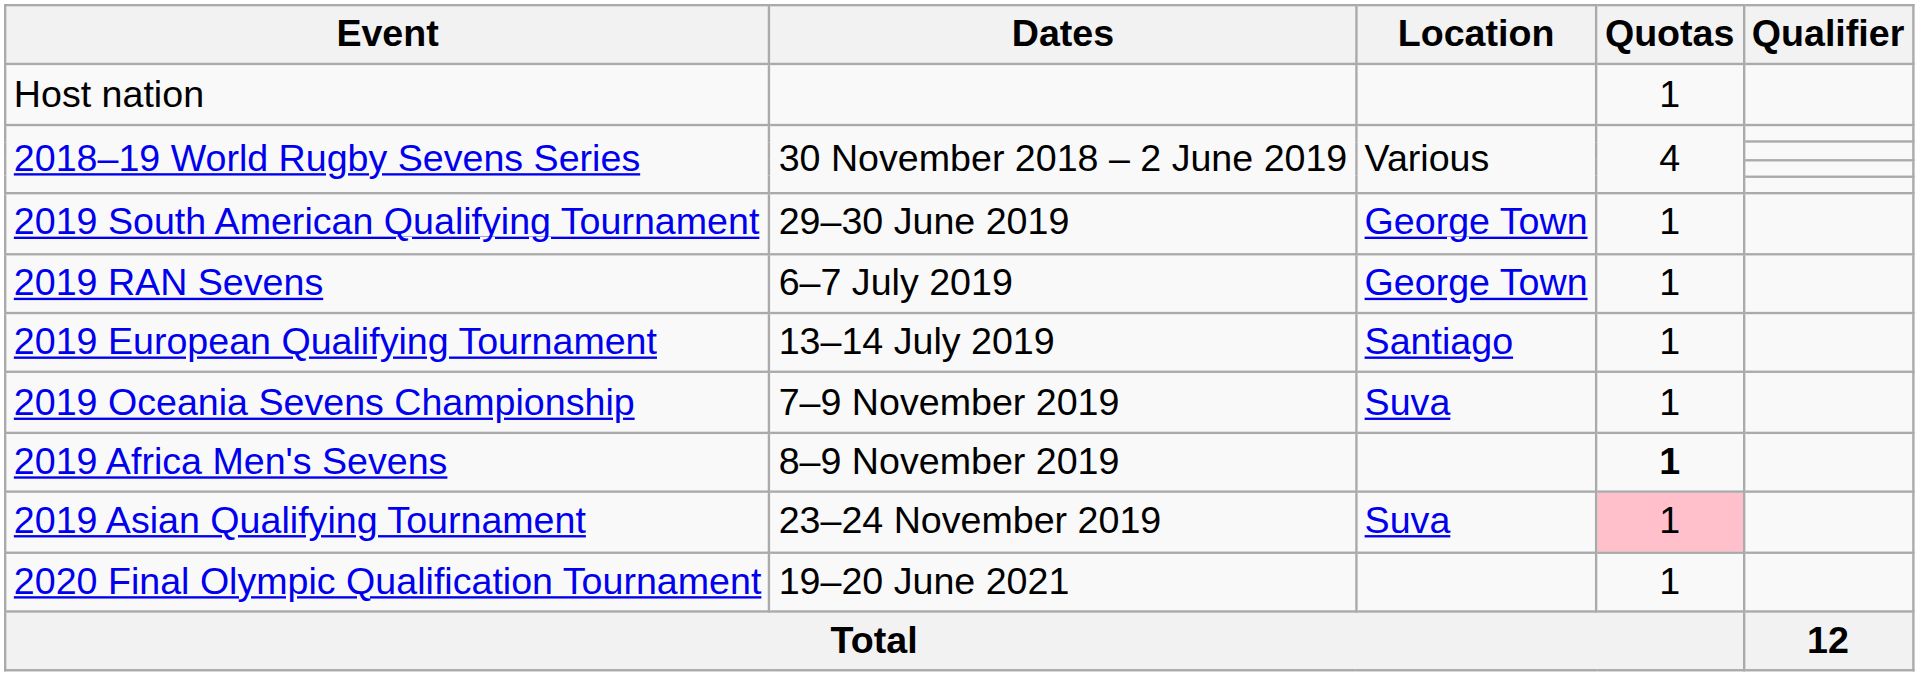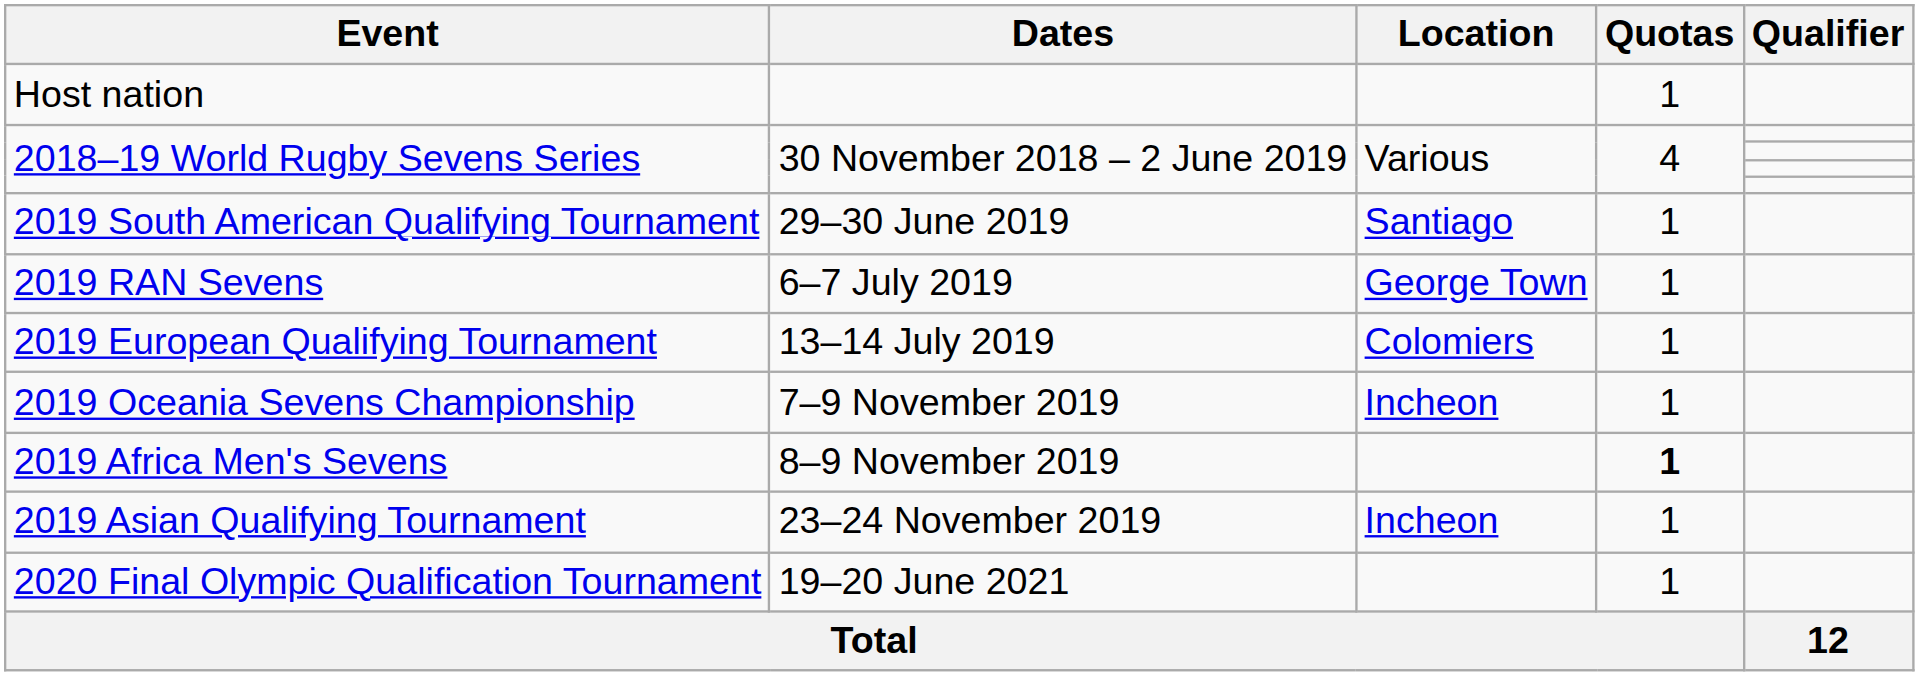(1476, 222) George Town -> (1439, 222) Santiago
(1439, 342) Santiago -> (1449, 342) Colomiers
(1407, 401) Suva -> (1432, 401) Incheon
(1407, 521) Suva -> (1432, 521) Incheon
(1670, 521) pink background -> (1670, 521) no background
